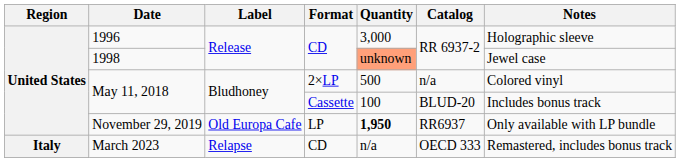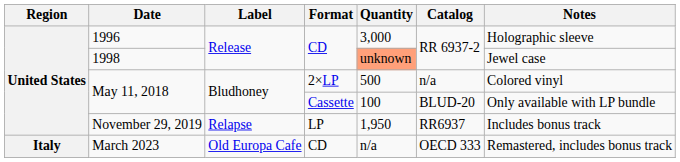(544, 102) Includes bonus track -> (571, 102) Only available with LP bundle
(255, 124) Old Europa Cafe -> (230, 124) Relapse
(376, 124) bold -> (376, 124) normal
(571, 124) Only available with LP bundle -> (544, 124) Includes bonus track
(230, 146) Relapse -> (255, 146) Old Europa Cafe
